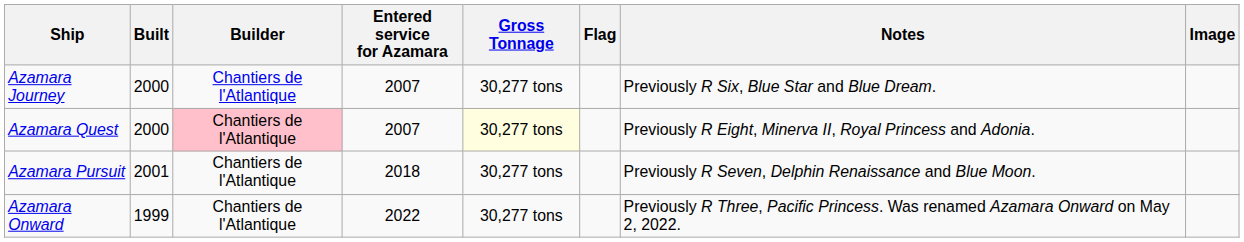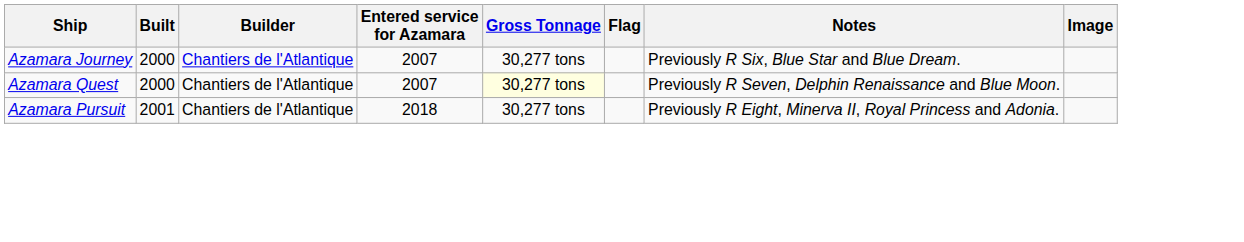(257, 129) pink background -> (268, 85) no background
(829, 129) Previously R Eight, Minerva II, Royal Princess and Adonia. -> (854, 85) Previously R Seven, Delphin Renaissance and Blue Moon.
(830, 172) Previously R Seven, Delphin Renaissance and Blue Moon. -> (854, 110) Previously R Eight, Minerva II, Royal Princess and Adonia.
- row: (40, 215)
